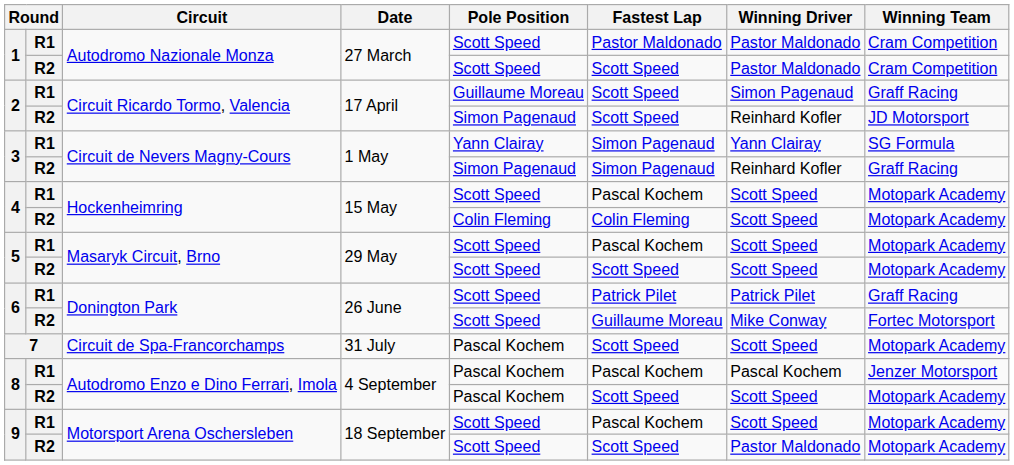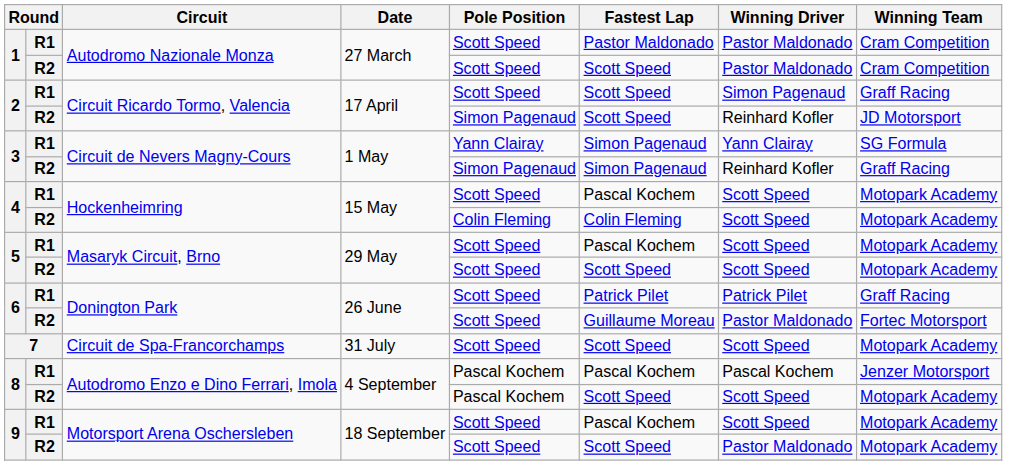(518, 93) Guillaume Moreau -> (497, 93) Scott Speed
(778, 320) Mike Conway -> (787, 320) Pastor Maldonado
(509, 346) Pascal Kochem -> (497, 346) Scott Speed
